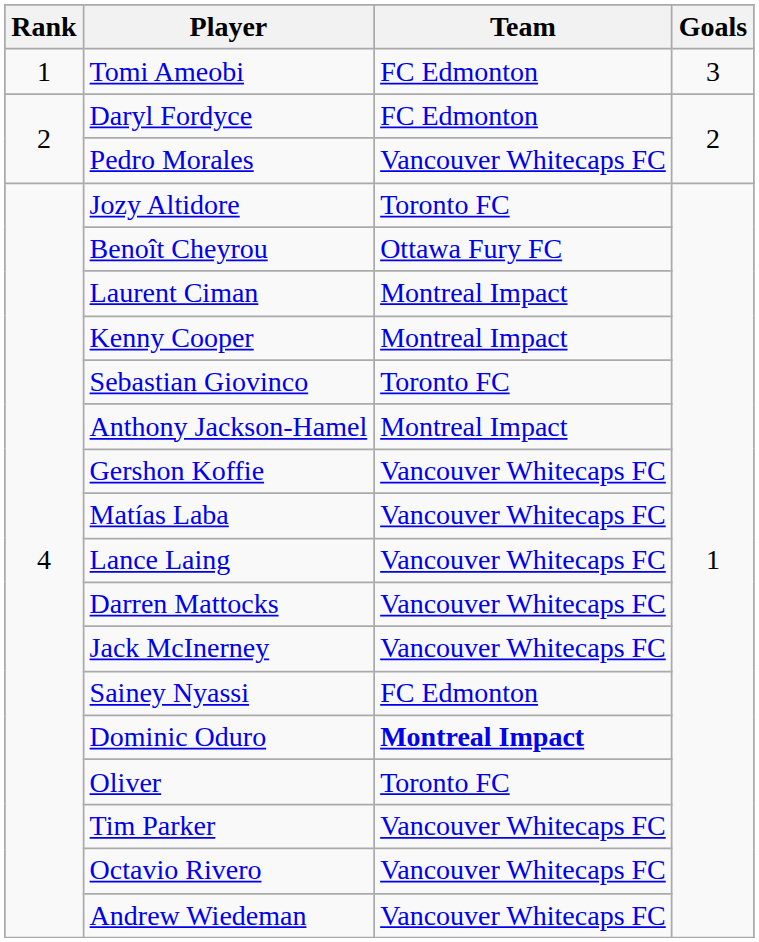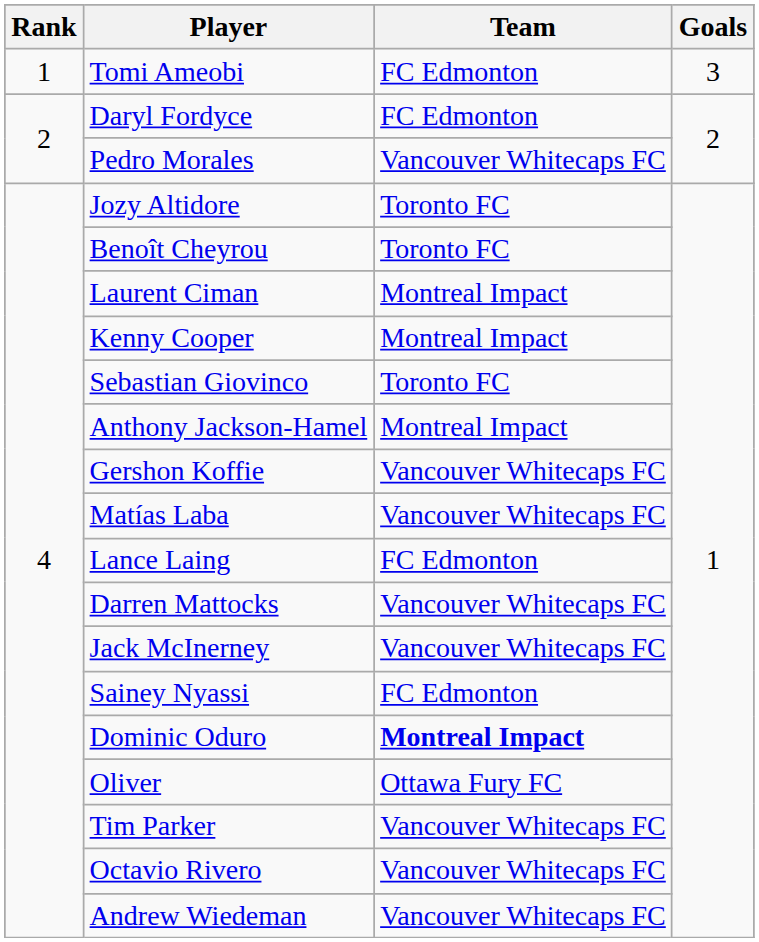(471, 248) Ottawa Fury FC -> (445, 248) Toronto FC
(523, 559) Vancouver Whitecaps FC -> (459, 559) FC Edmonton
(445, 781) Toronto FC -> (471, 781) Ottawa Fury FC
